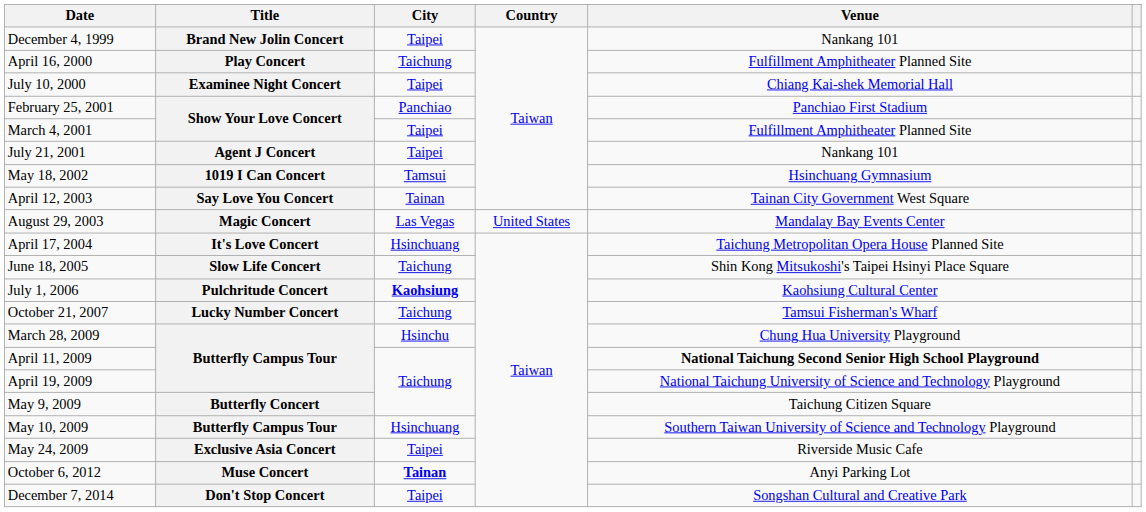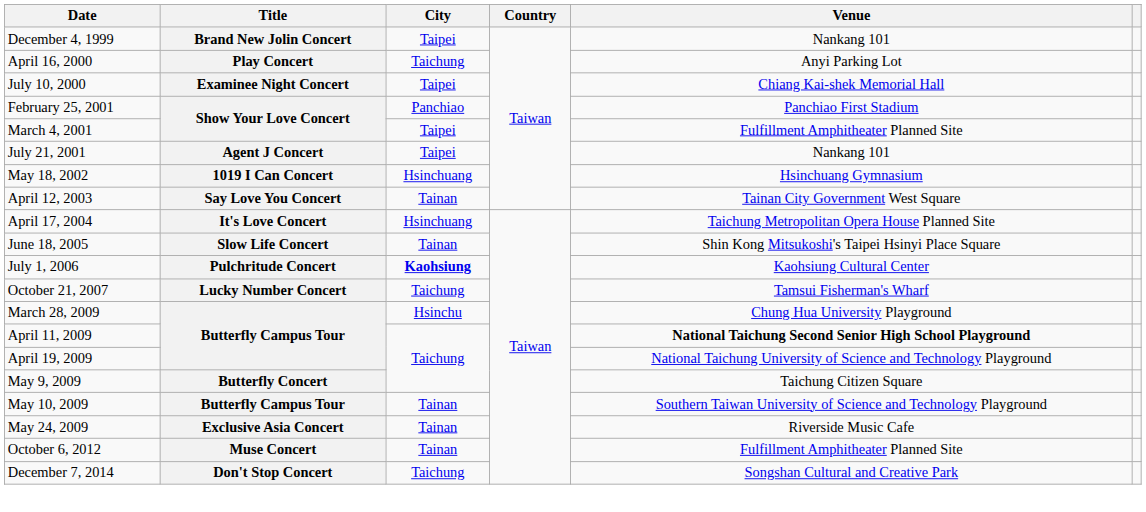(860, 61) Fulfillment Amphitheater Planned Site -> (851, 61) Anyi Parking Lot
(425, 175) Tamsui -> (438, 175) Hsinchuang
- row: (56, 221)
(425, 267) Taichung -> (438, 244) Tainan
(425, 426) Hsinchuang -> (438, 404) Tainan
(425, 449) Taipei -> (438, 426) Tainan
(425, 472) bold -> (438, 449) normal
(860, 472) Anyi Parking Lot -> (851, 449) Fulfillment Amphitheater Planned Site
(425, 495) Taipei -> (438, 472) Taichung
